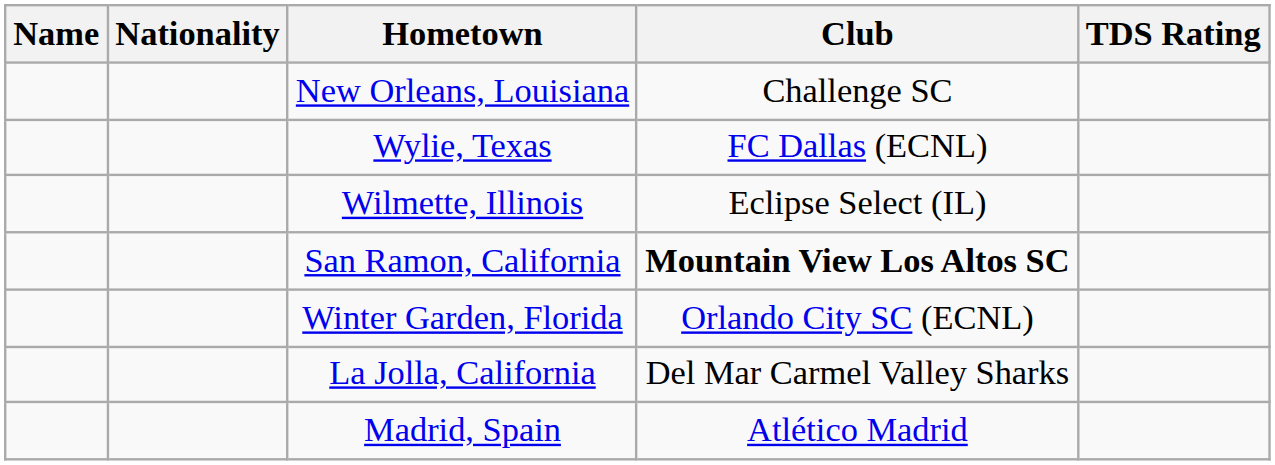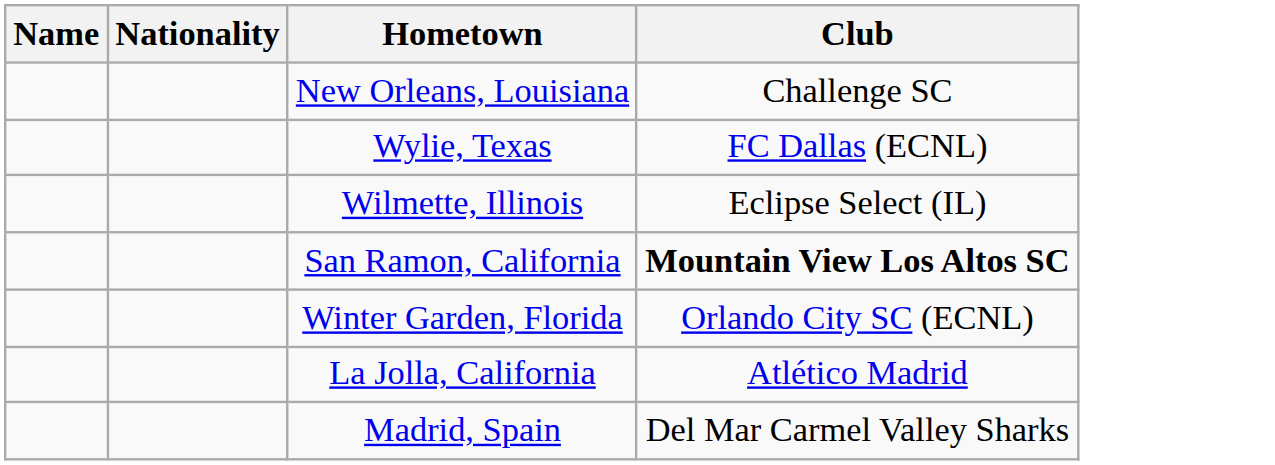- column: (1173, 33)
(857, 373) Del Mar Carmel Valley Sharks -> (857, 373) Atlético Madrid
(857, 430) Atlético Madrid -> (857, 430) Del Mar Carmel Valley Sharks
